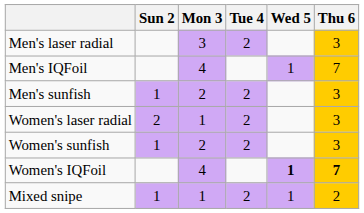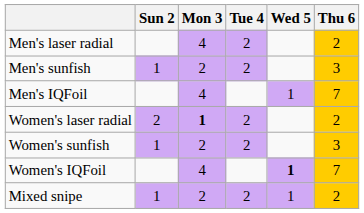(202, 43) 3 -> (202, 43) 4
(337, 43) 3 -> (337, 43) 2
rows swapped: (50, 94) <-> (48, 68)
(202, 119) normal -> (202, 119) bold
(337, 119) 3 -> (337, 119) 2
(337, 170) bold -> (337, 170) normal
(202, 196) 1 -> (202, 196) 2
